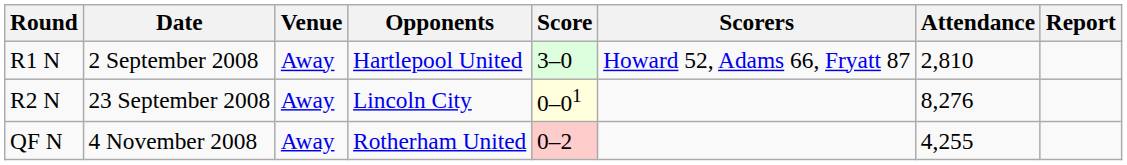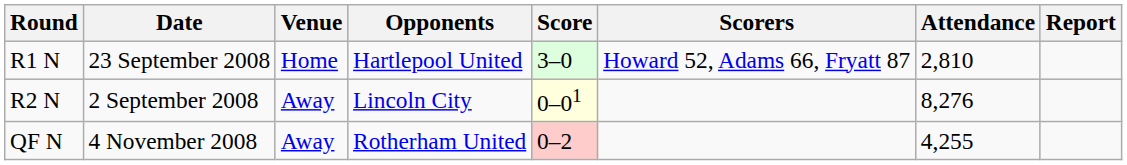(173, 60) 2 September 2008 -> (179, 60) 23 September 2008
(308, 60) Away -> (309, 60) Home
(179, 100) 23 September 2008 -> (173, 100) 2 September 2008
